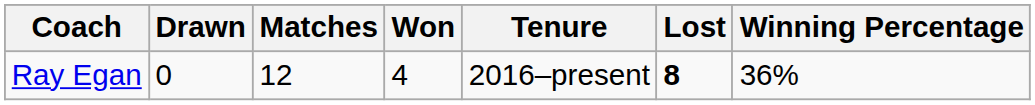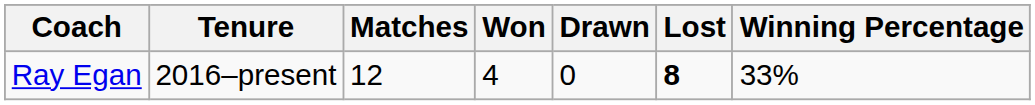columns swapped: (559, 27) <-> (201, 27)
(769, 74) 36% -> (769, 74) 33%
